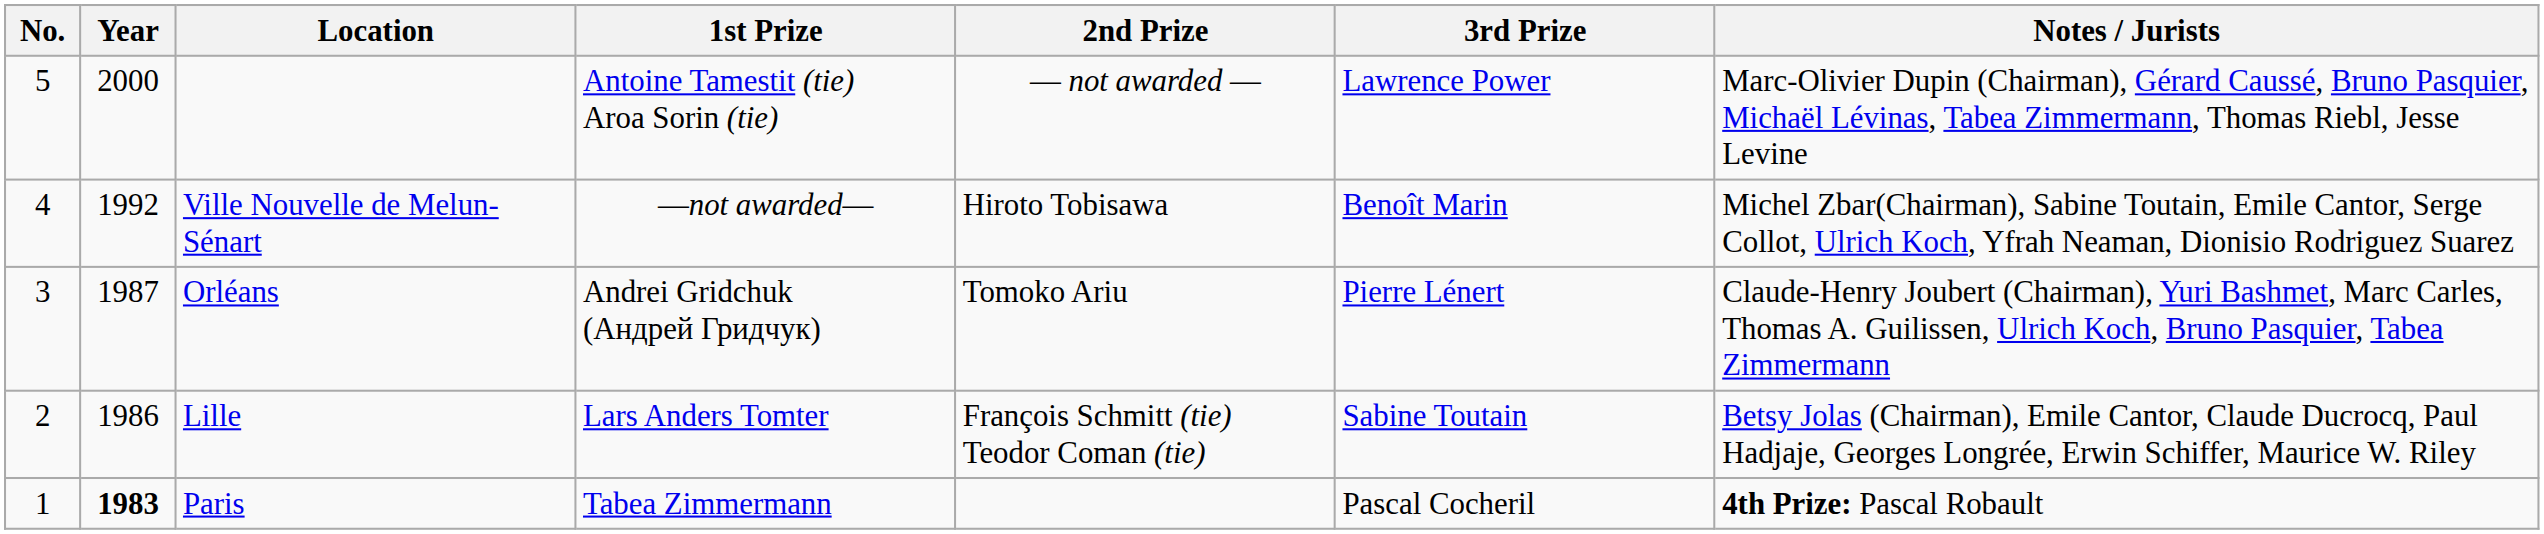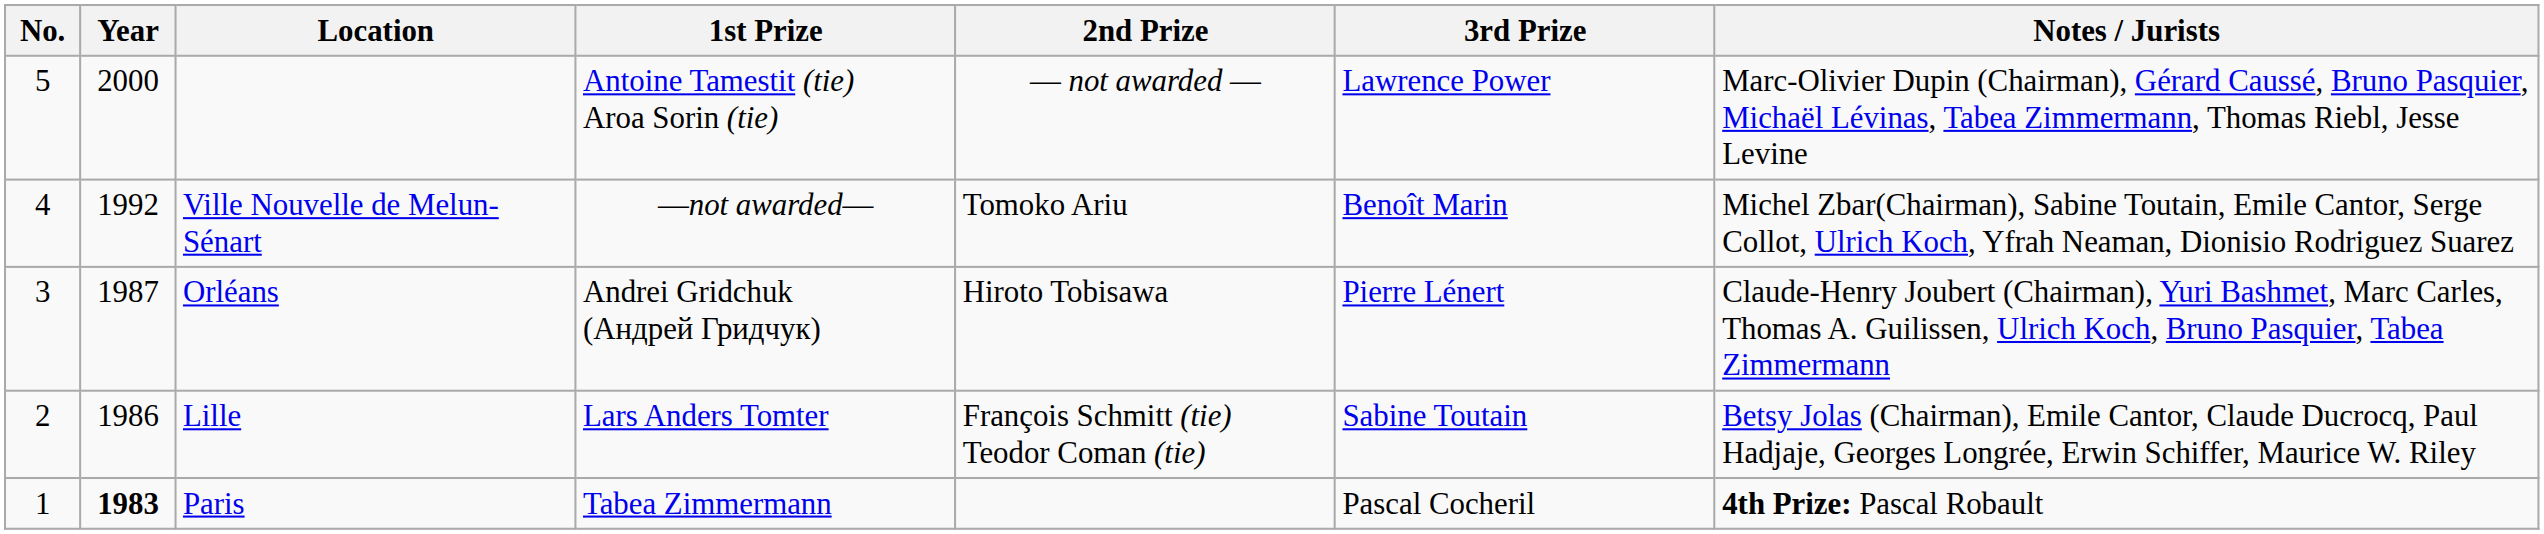(1065, 204) Hiroto Tobisawa -> (1045, 204) Tomoko Ariu
(1045, 292) Tomoko Ariu -> (1065, 292) Hiroto Tobisawa
